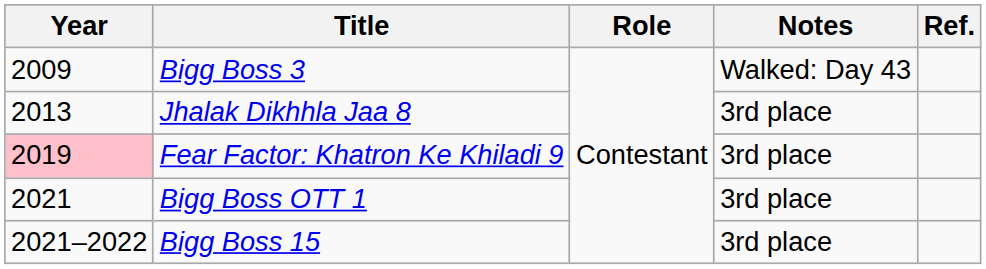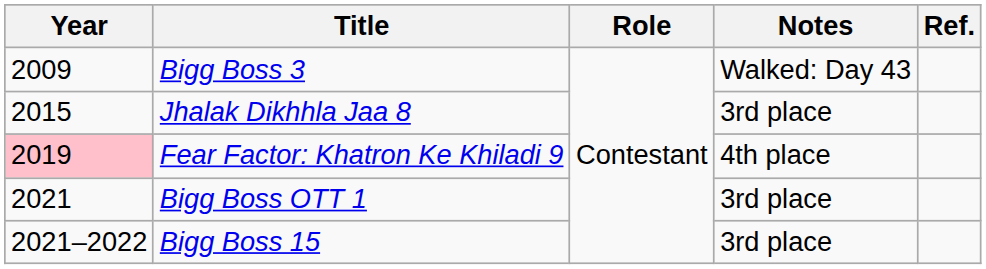(41, 112) 2013 -> (41, 112) 2015
(776, 155) 3rd place -> (775, 155) 4th place
